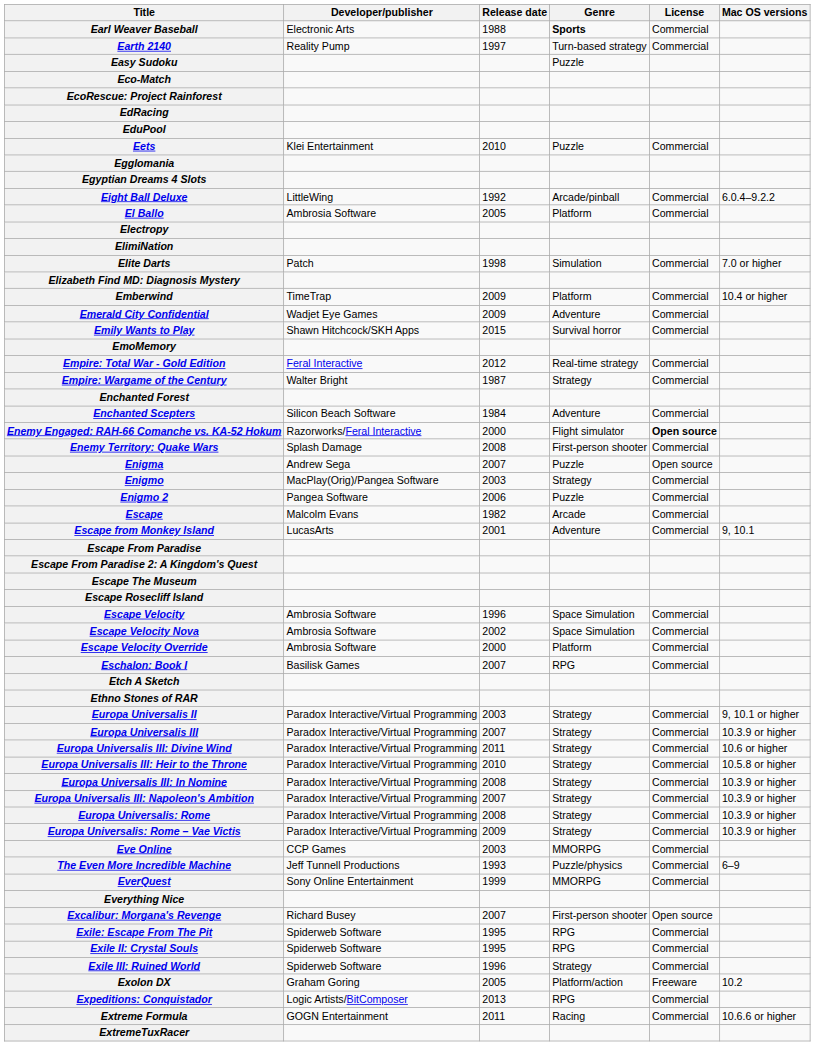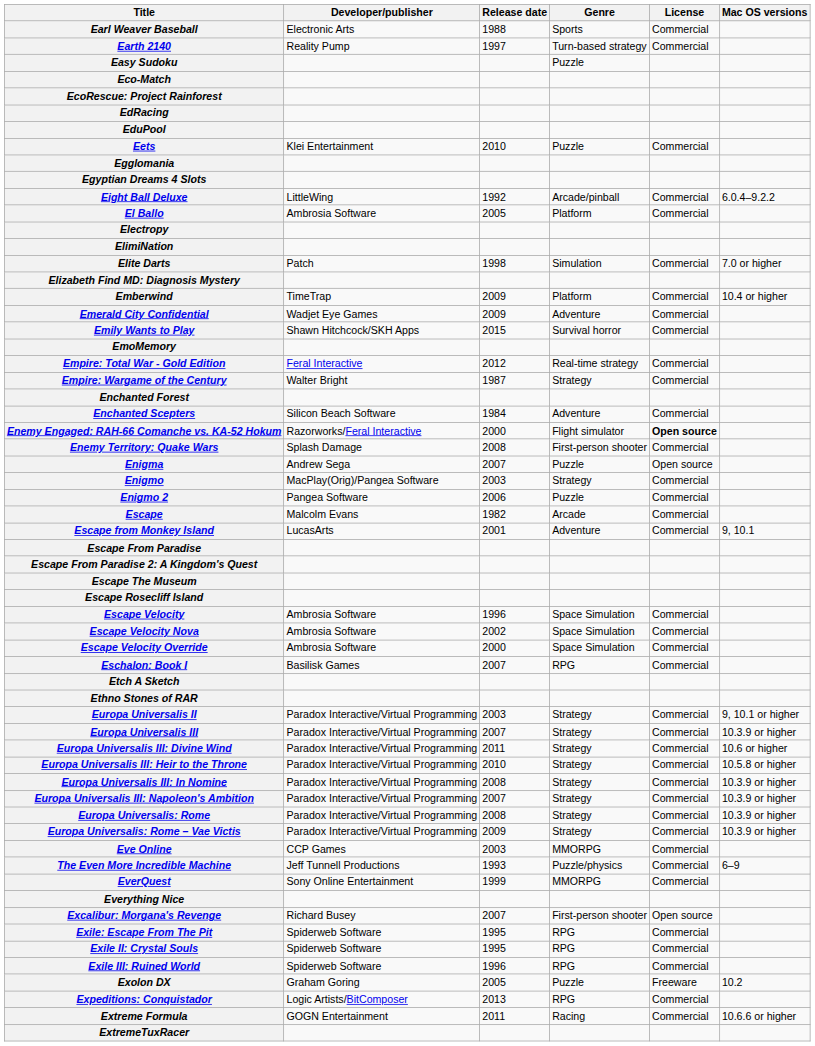(569, 29) bold -> (567, 29) normal
(572, 648) Platform -> (593, 648) Space Simulation
(572, 965) Strategy -> (564, 965) RPG
(587, 982) Platform/action -> (568, 982) Puzzle
